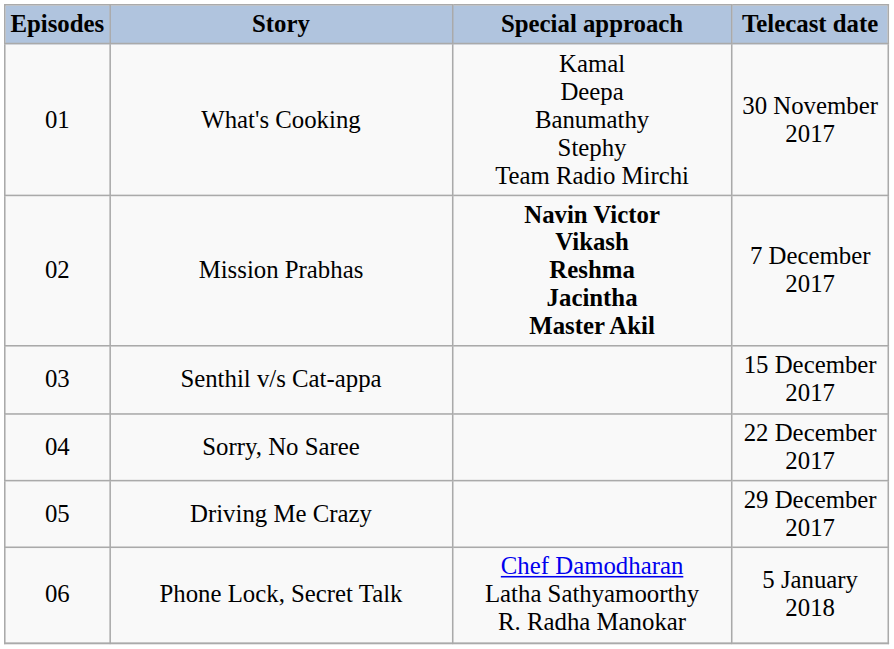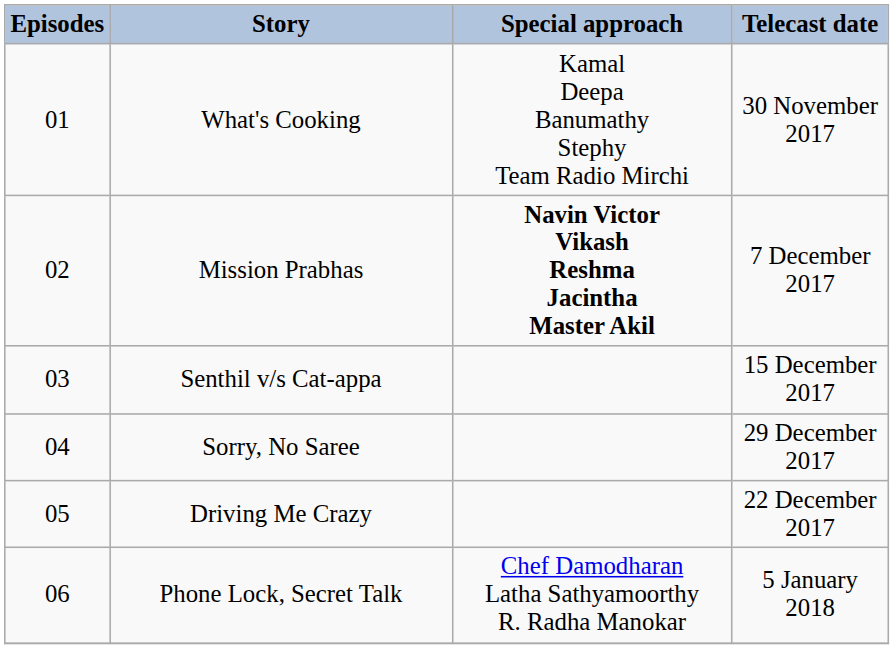(810, 446) 22 December 2017 -> (810, 446) 29 December 2017
(810, 513) 29 December 2017 -> (810, 513) 22 December 2017
